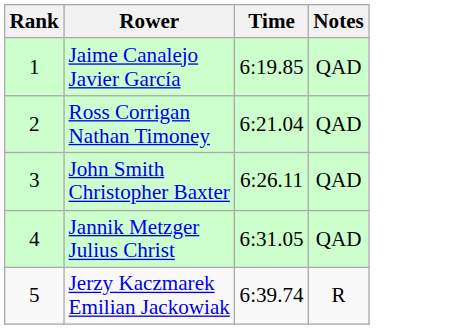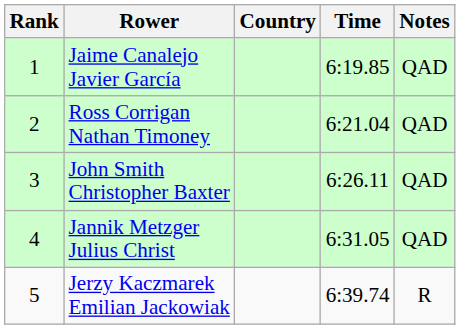+ column: (278, 21)
